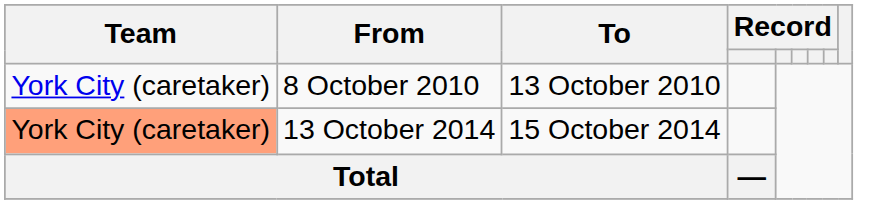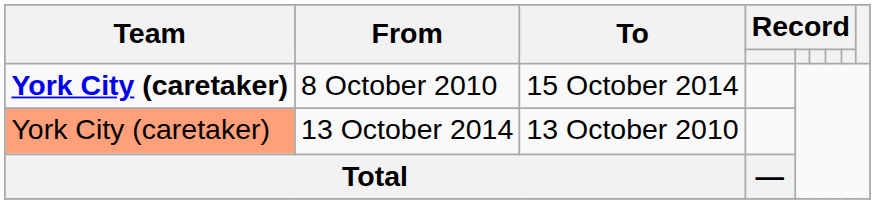(141, 85) normal -> (150, 85) bold
(614, 85) 13 October 2010 -> (632, 85) 15 October 2014
(614, 130) 15 October 2014 -> (632, 130) 13 October 2010
